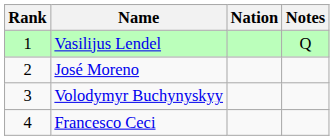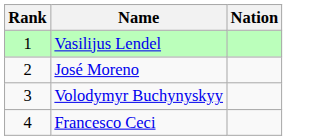- column: (306, 17)
